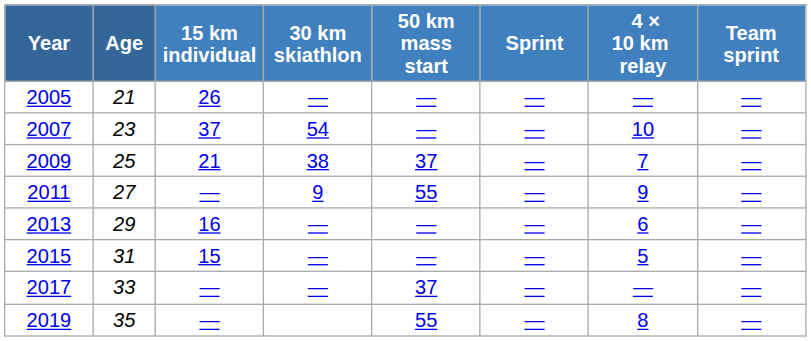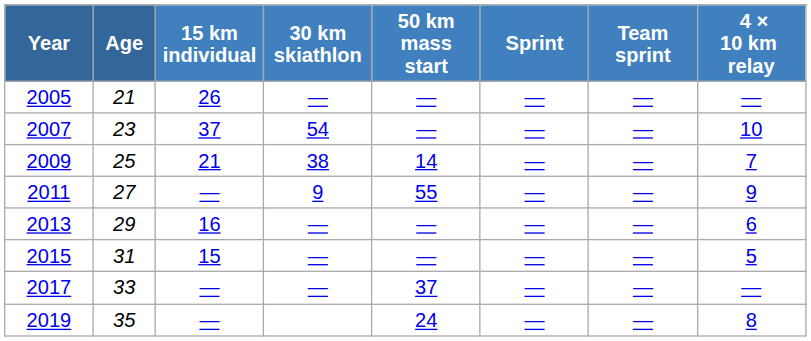columns swapped: (643, 43) <-> (751, 43)
(426, 161) 37 -> (426, 161) 14
(426, 320) 55 -> (426, 320) 24
